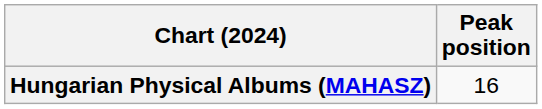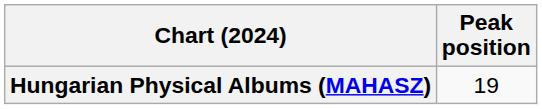(486, 84) 16 -> (486, 84) 19
